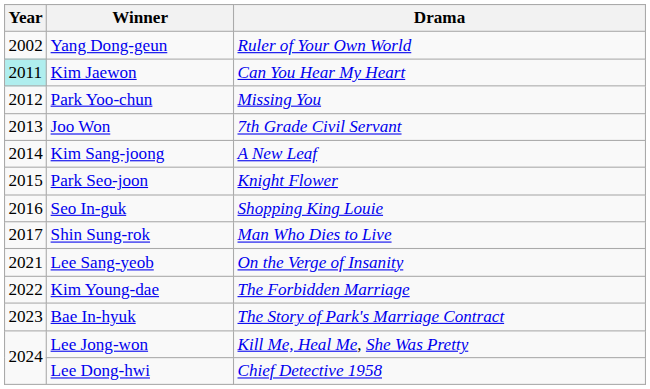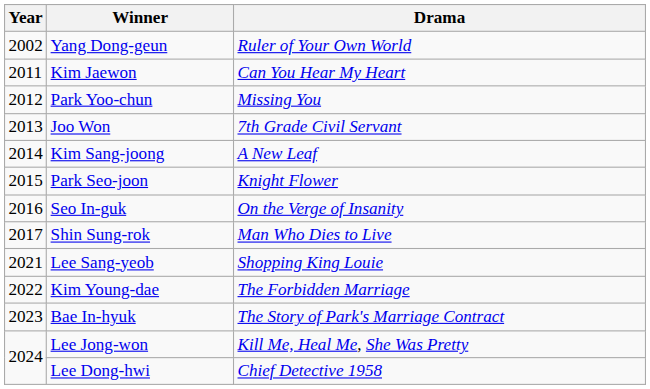(25, 72) paleturquoise background -> (25, 72) no background
(310, 208) Shopping King Louie -> (320, 208) On the Verge of Insanity
(320, 262) On the Verge of Insanity -> (310, 262) Shopping King Louie
